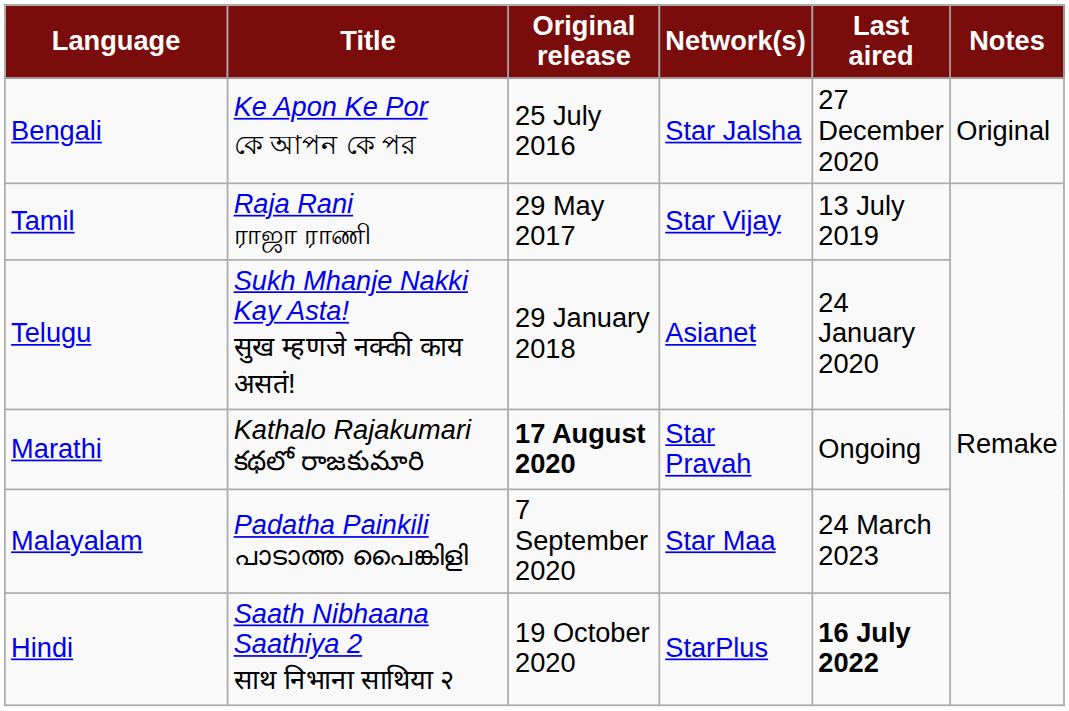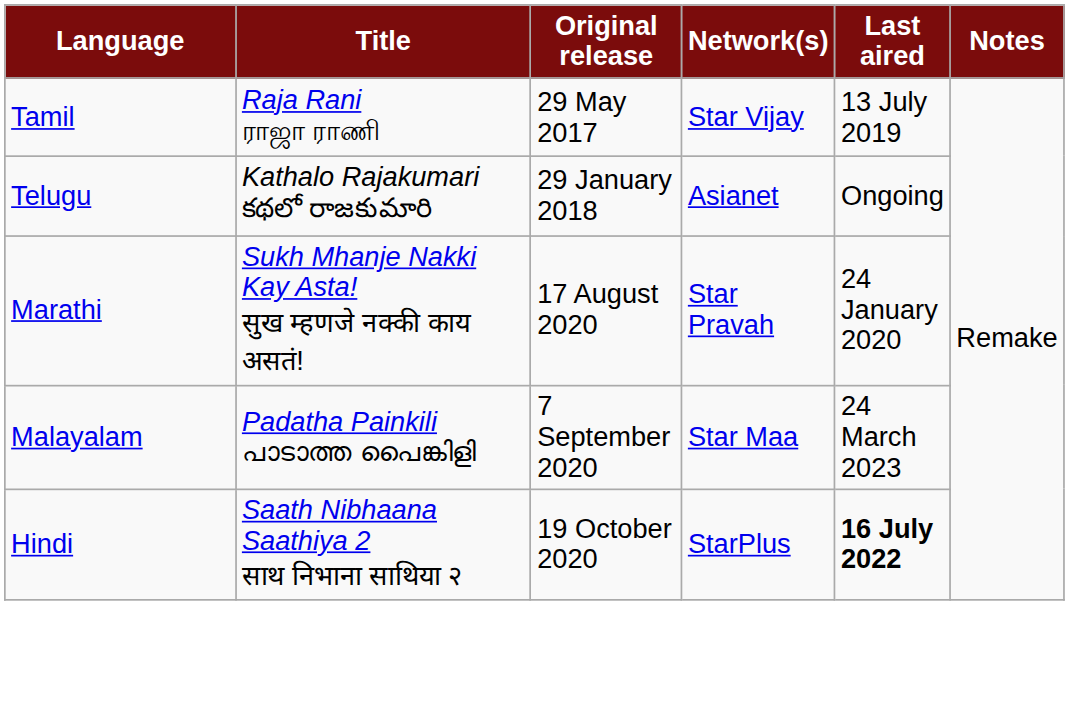- row: (56, 130)
(351, 333) Sukh Mhanje Nakki Kay Asta! सुख म्हणजे नक्की काय असतं! -> (361, 192) Kathalo Rajakumari కథలో రాజకుమారి
(867, 333) 24 January 2020 -> (892, 195) Ongoing
(352, 445) Kathalo Rajakumari కథలో రాజకుమారి -> (359, 309) Sukh Mhanje Nakki Kay Asta! सुख म्हणजे नक्की काय असतं!
(580, 448) bold -> (598, 310) normal
(870, 448) Ongoing -> (889, 310) 24 January 2020
